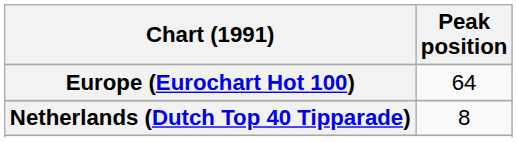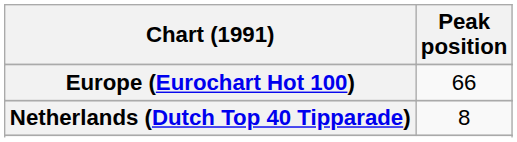(464, 82) 64 -> (464, 82) 66
